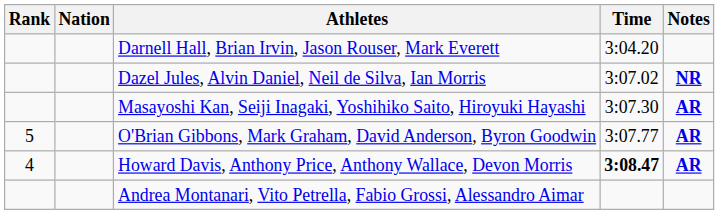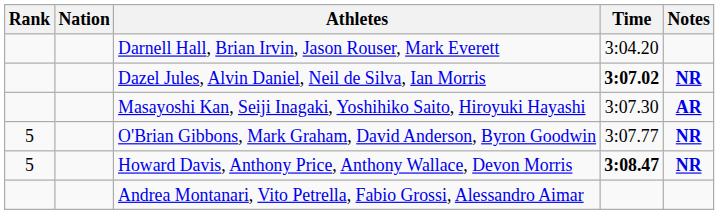(632, 77) normal -> (632, 77) bold
(689, 136) AR -> (689, 136) NR
(29, 165) 4 -> (29, 165) 5
(689, 165) AR -> (689, 165) NR
